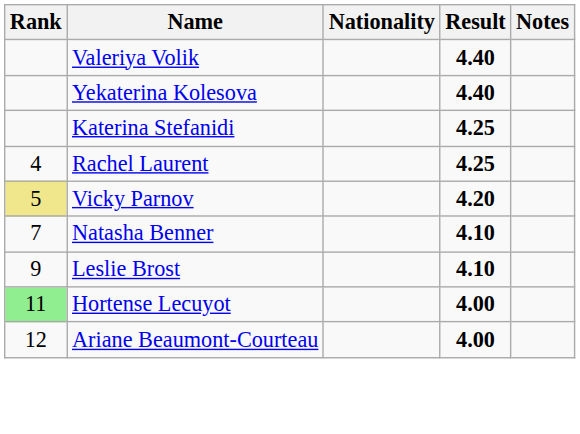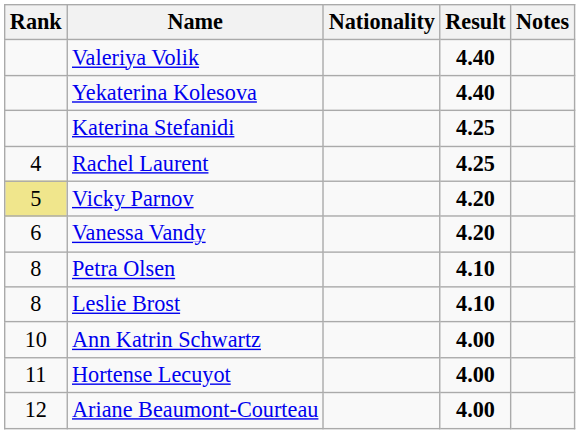+ row: (139, 233)
- row: (143, 233)
+ row: (124, 269)
(36, 269) 9 -> (36, 304) 8
+ row: (166, 339)
(36, 304) lightgreen background -> (36, 374) no background
